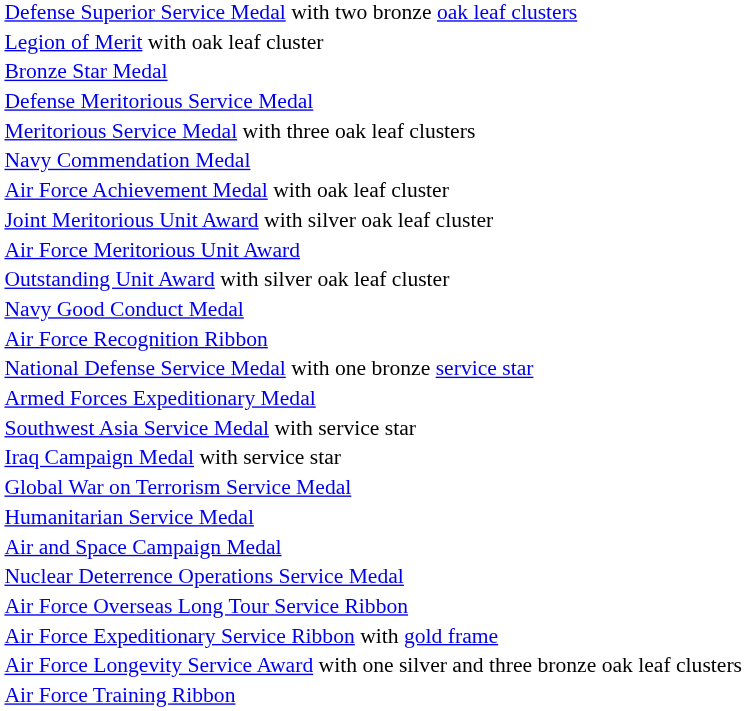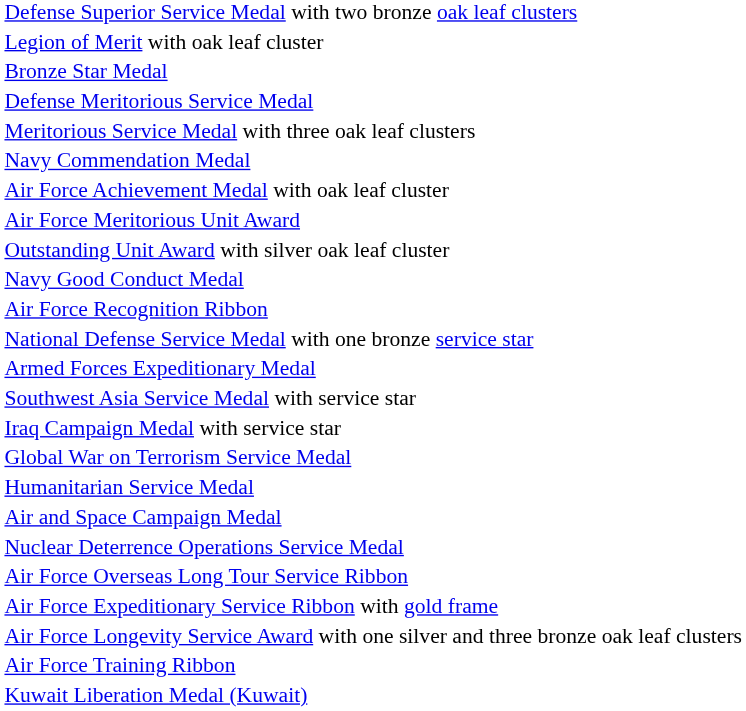- row: (249, 219)
+ row: (156, 695)
